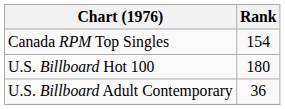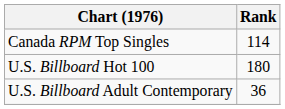(258, 41) 154 -> (258, 41) 114
